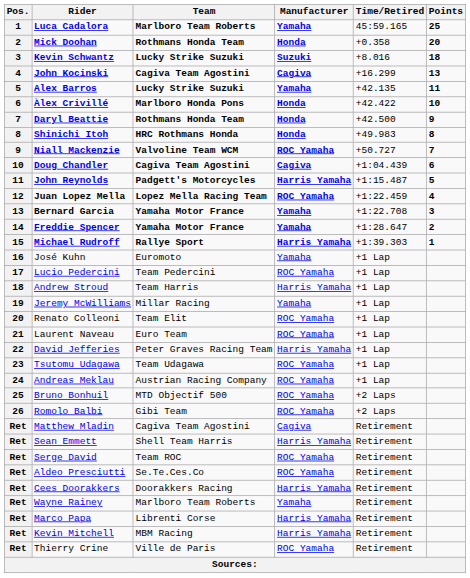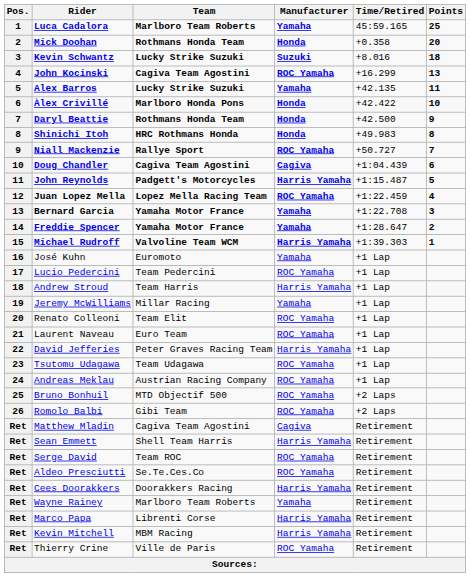(294, 74) Cagiva -> (306, 74) ROC Yamaha
(187, 151) Valvoline Team WCM -> (170, 151) Rallye Sport
(170, 243) Rallye Sport -> (187, 243) Valvoline Team WCM
